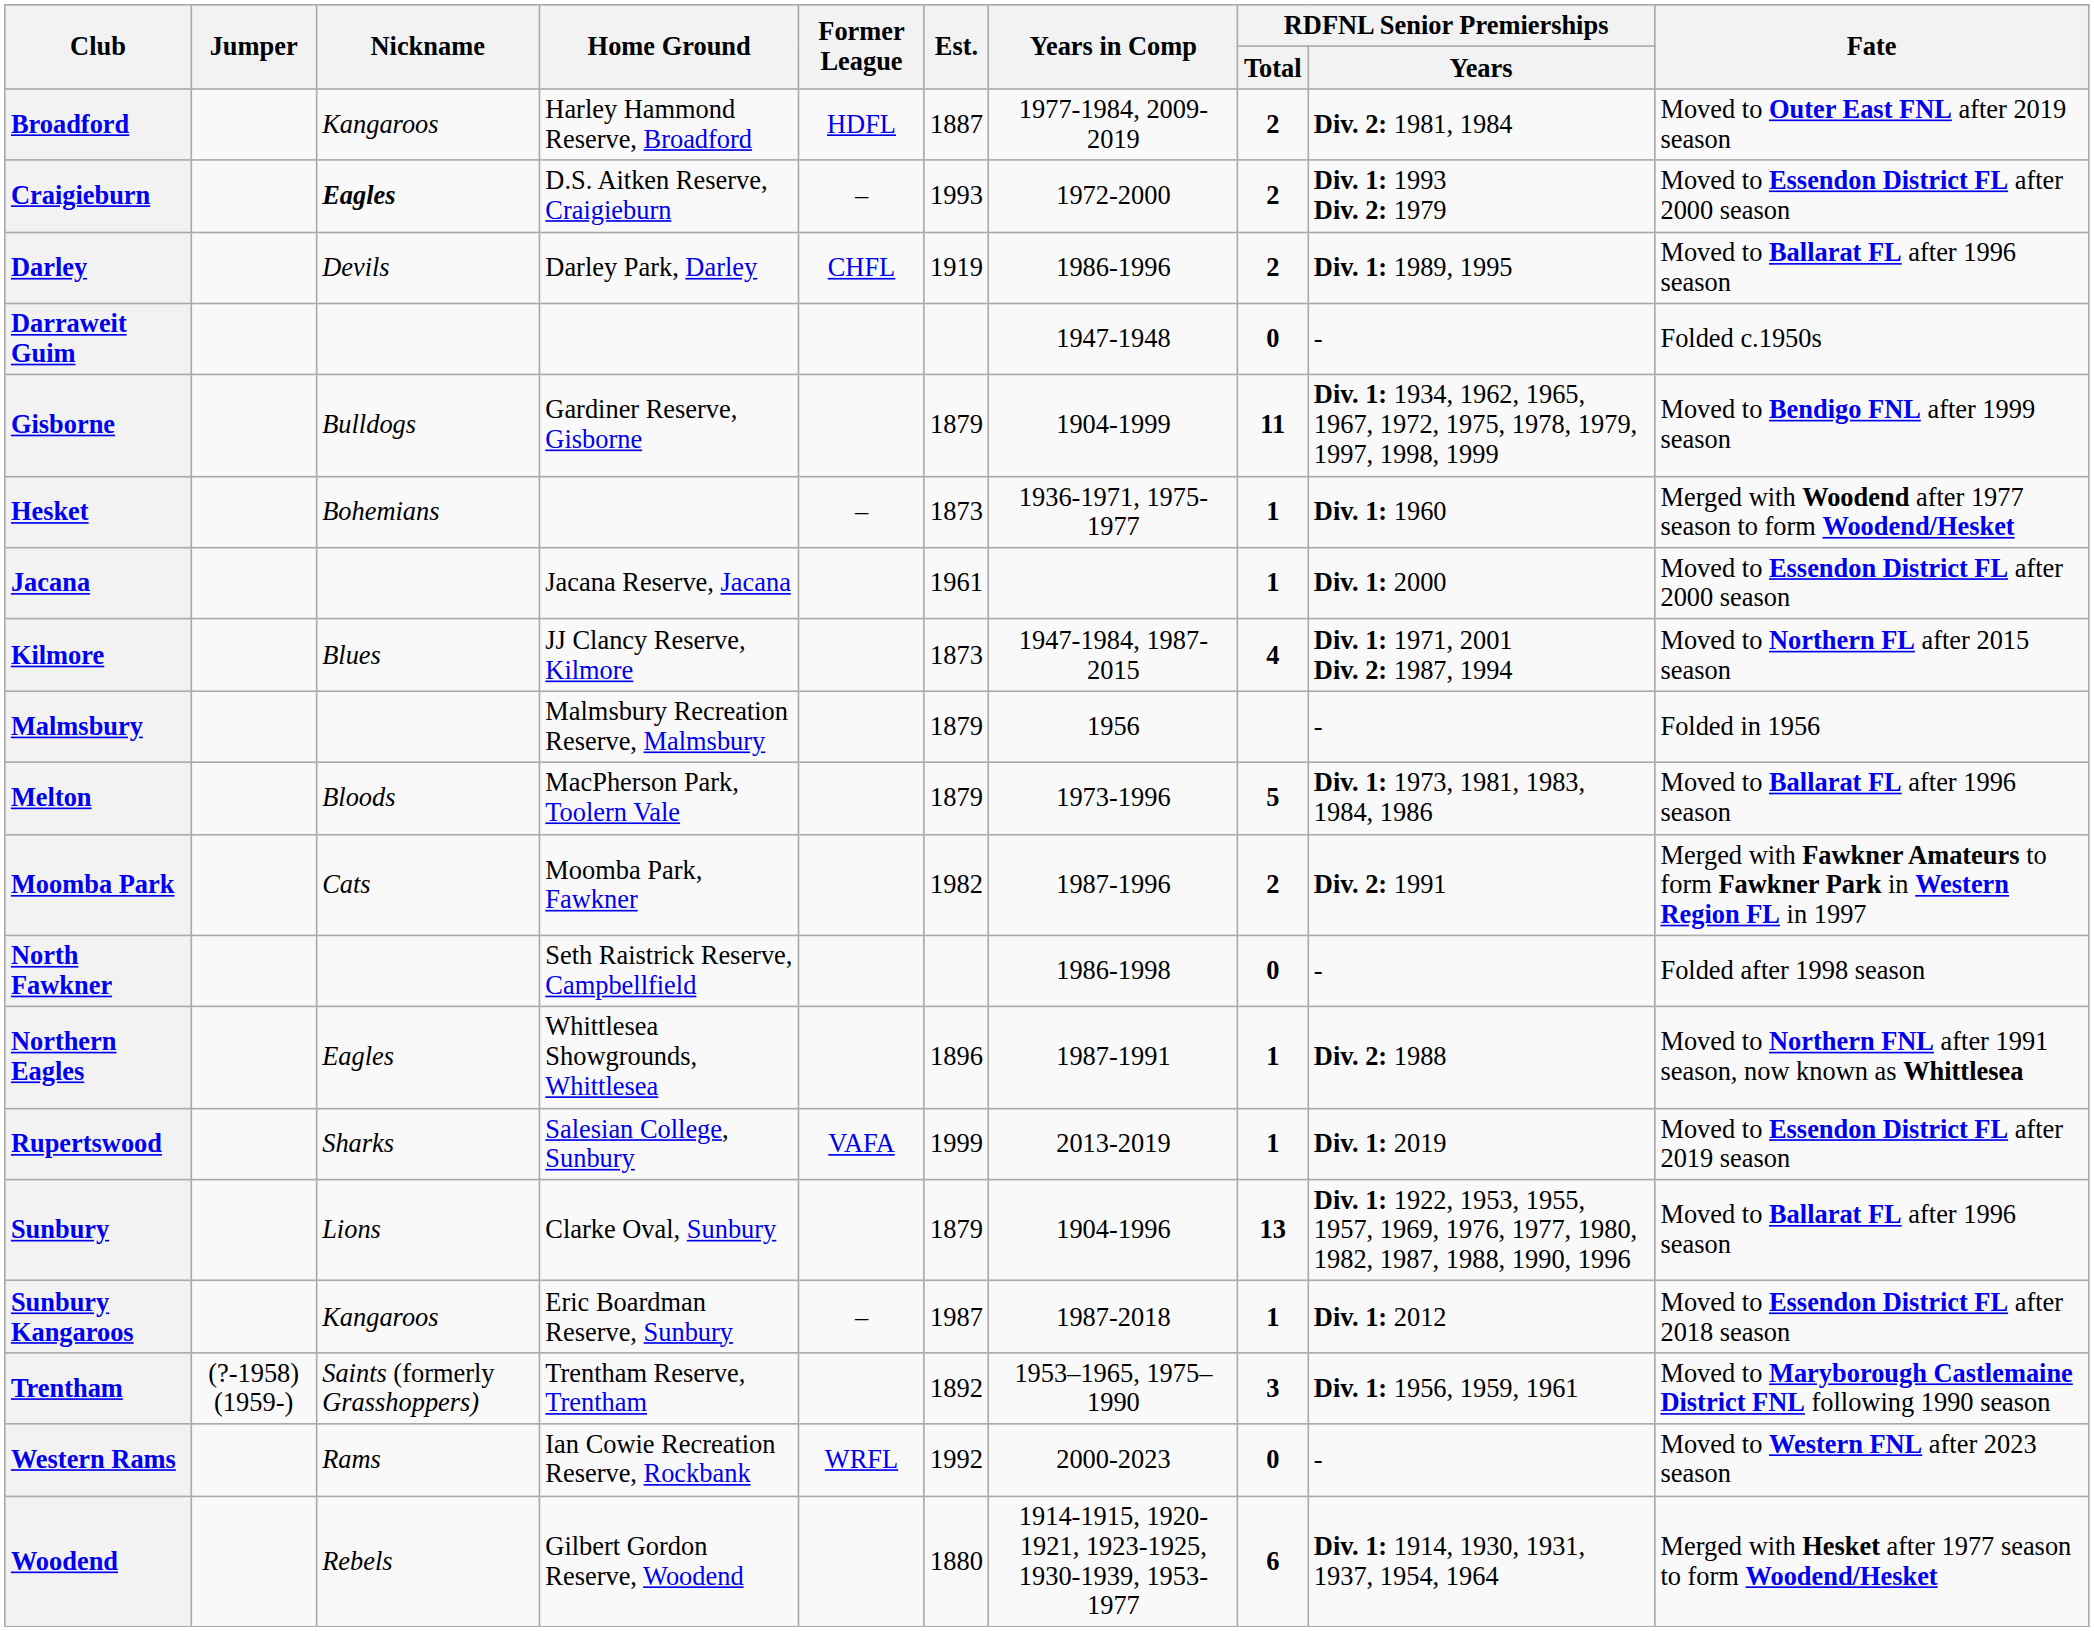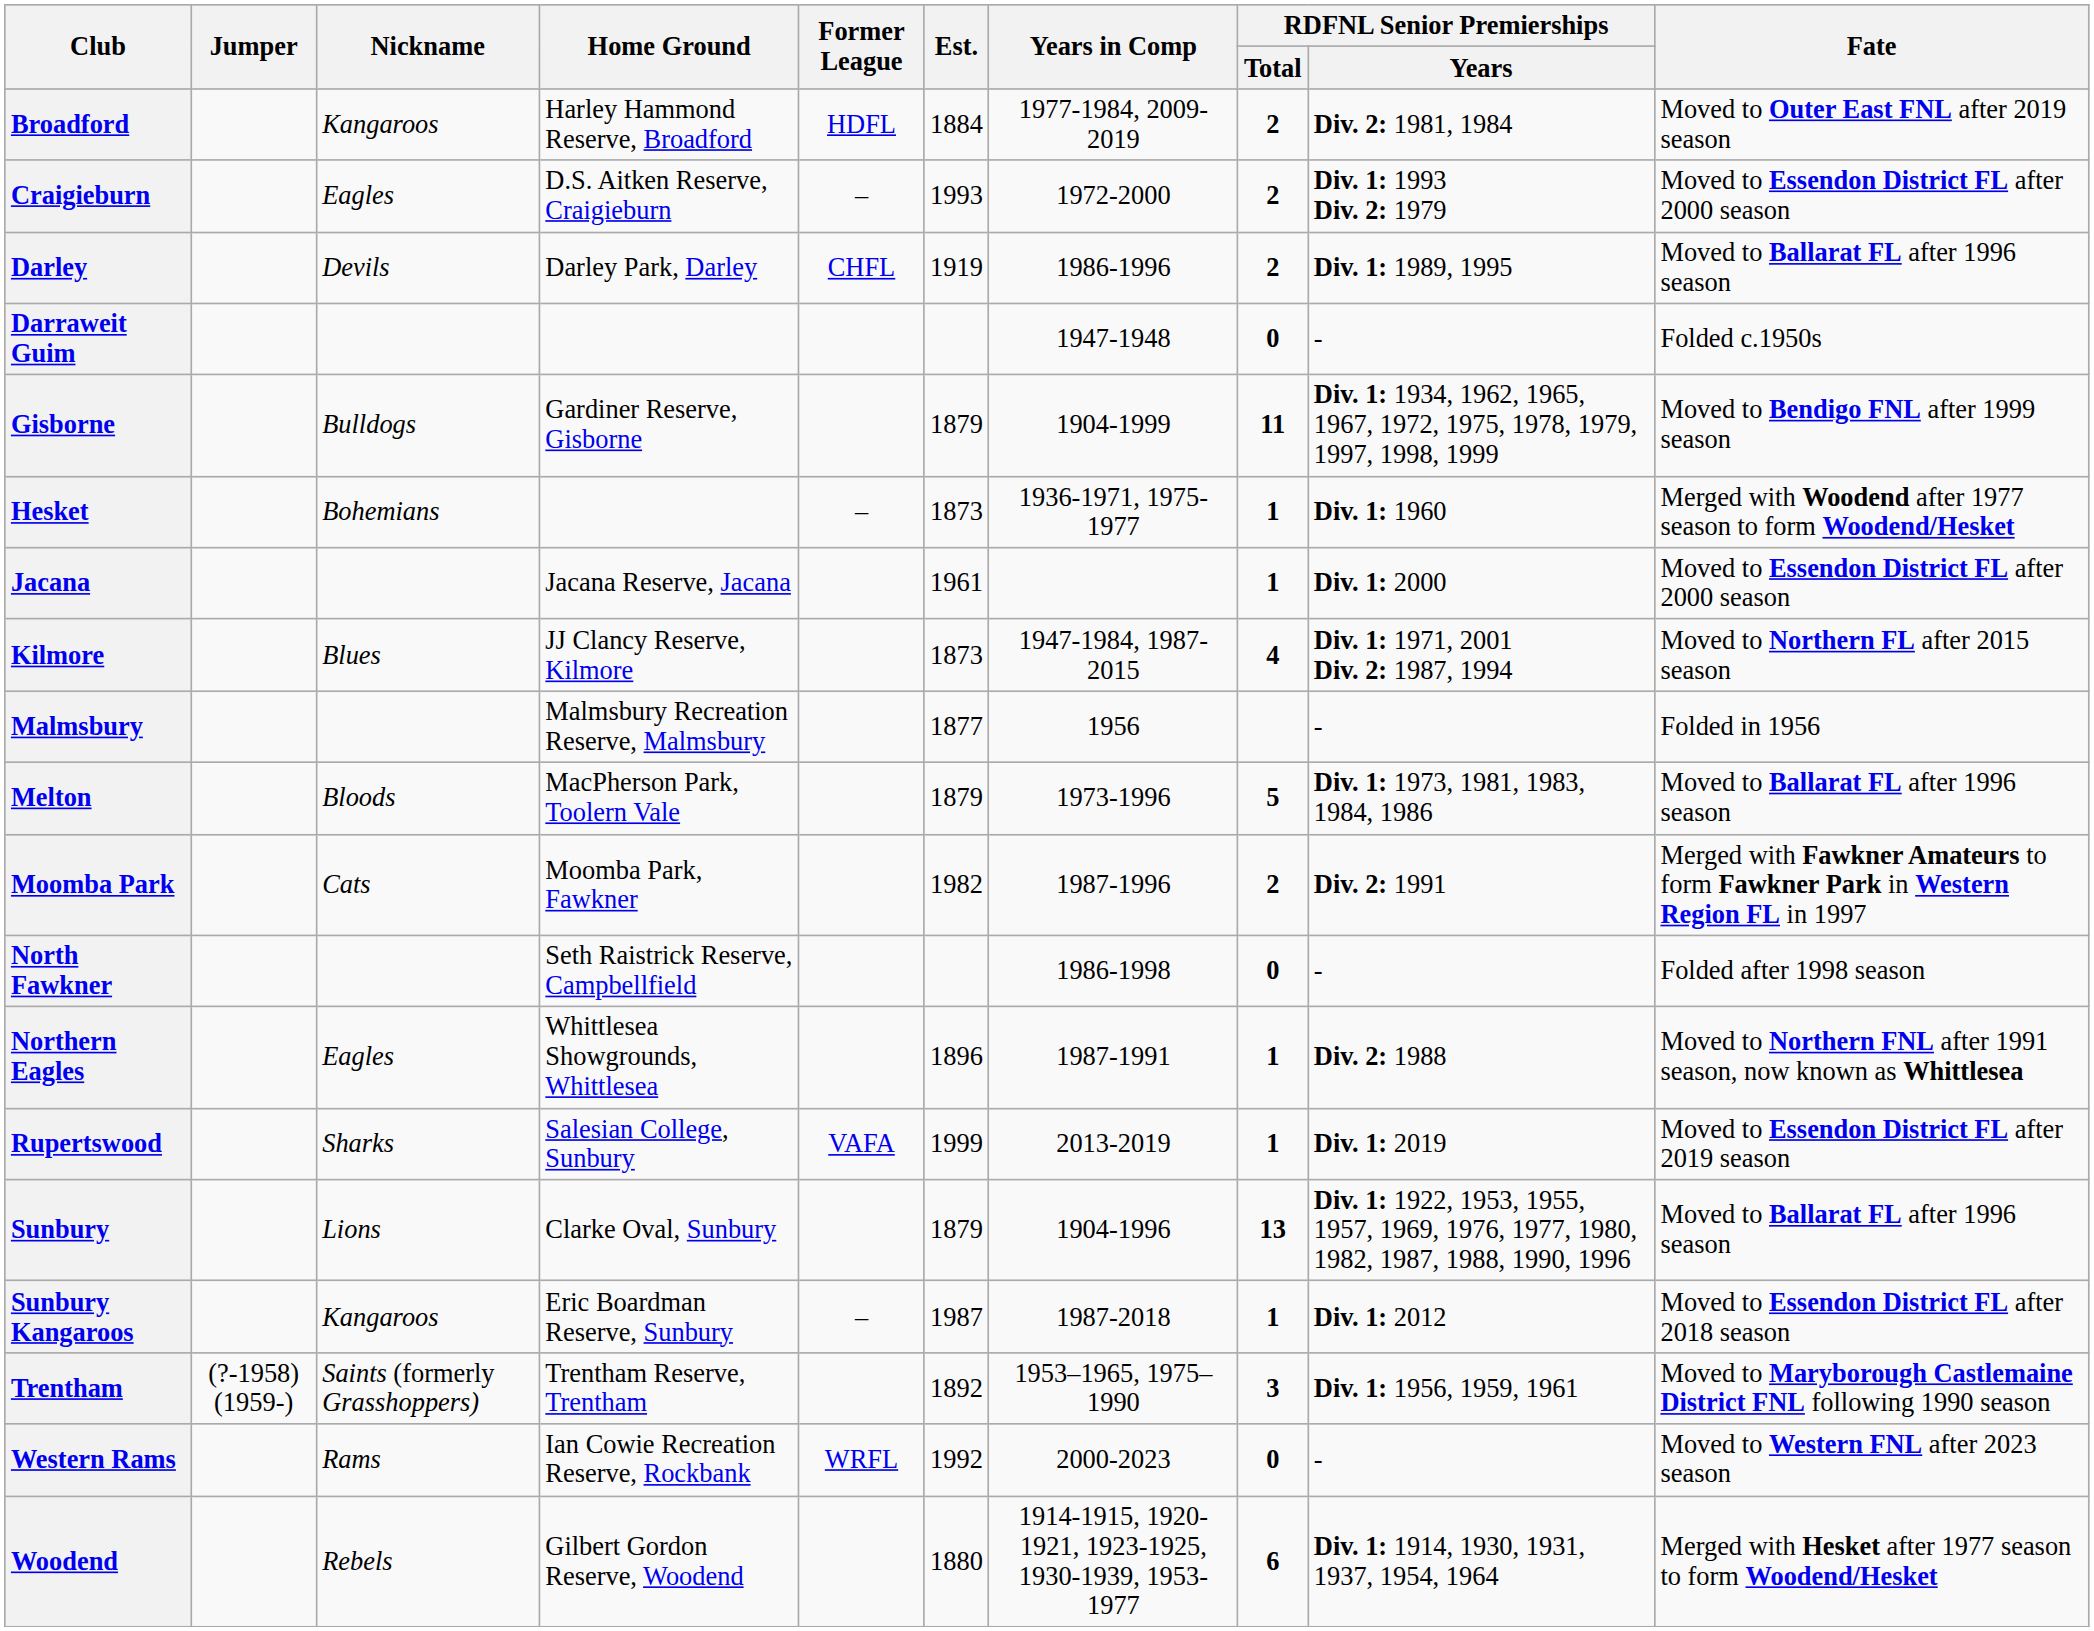(956, 124) 1887 -> (956, 124) 1884
(359, 195) bold -> (358, 195) normal
(956, 726) 1879 -> (956, 726) 1877
